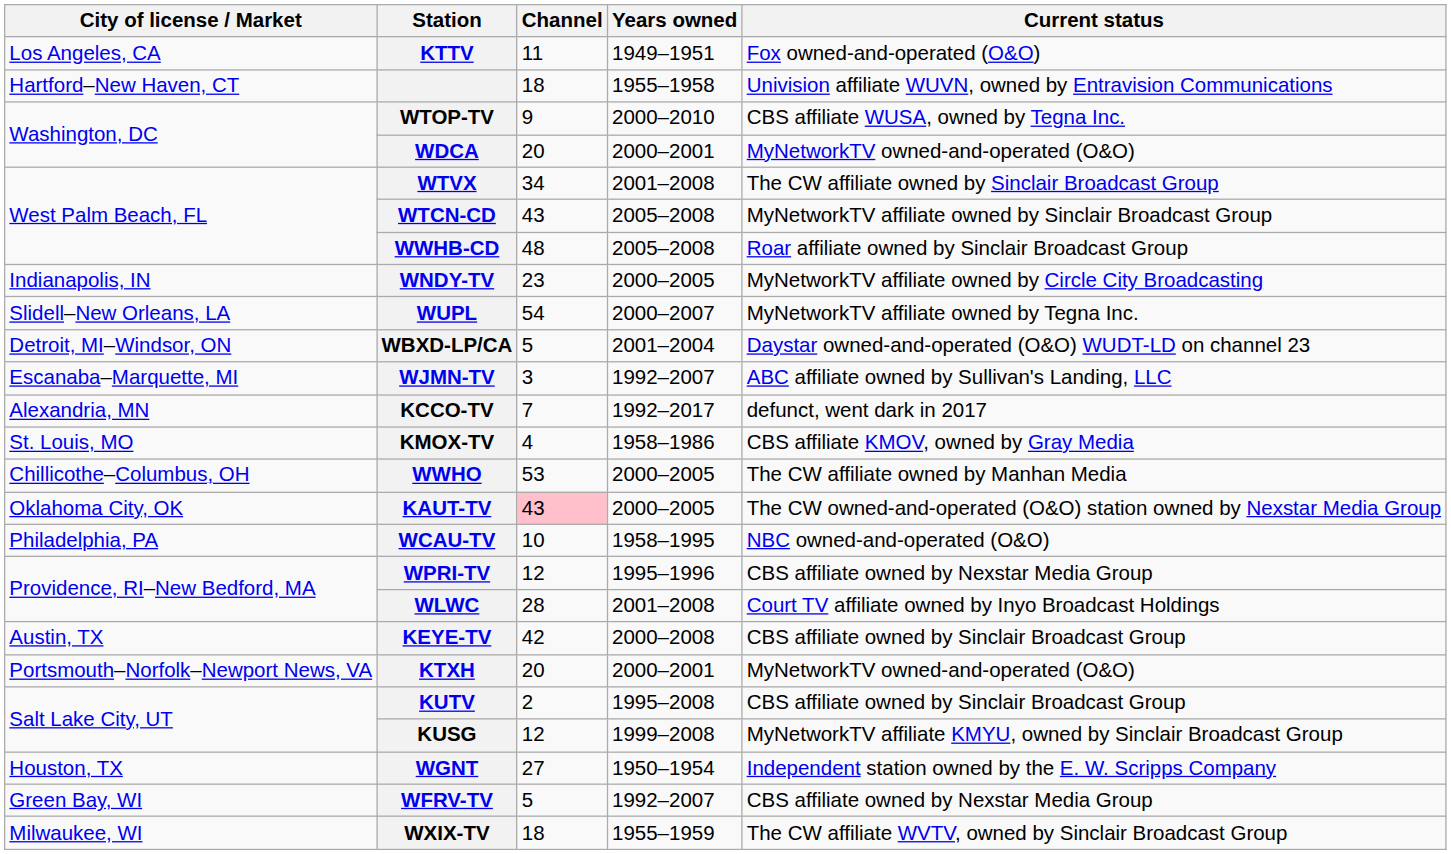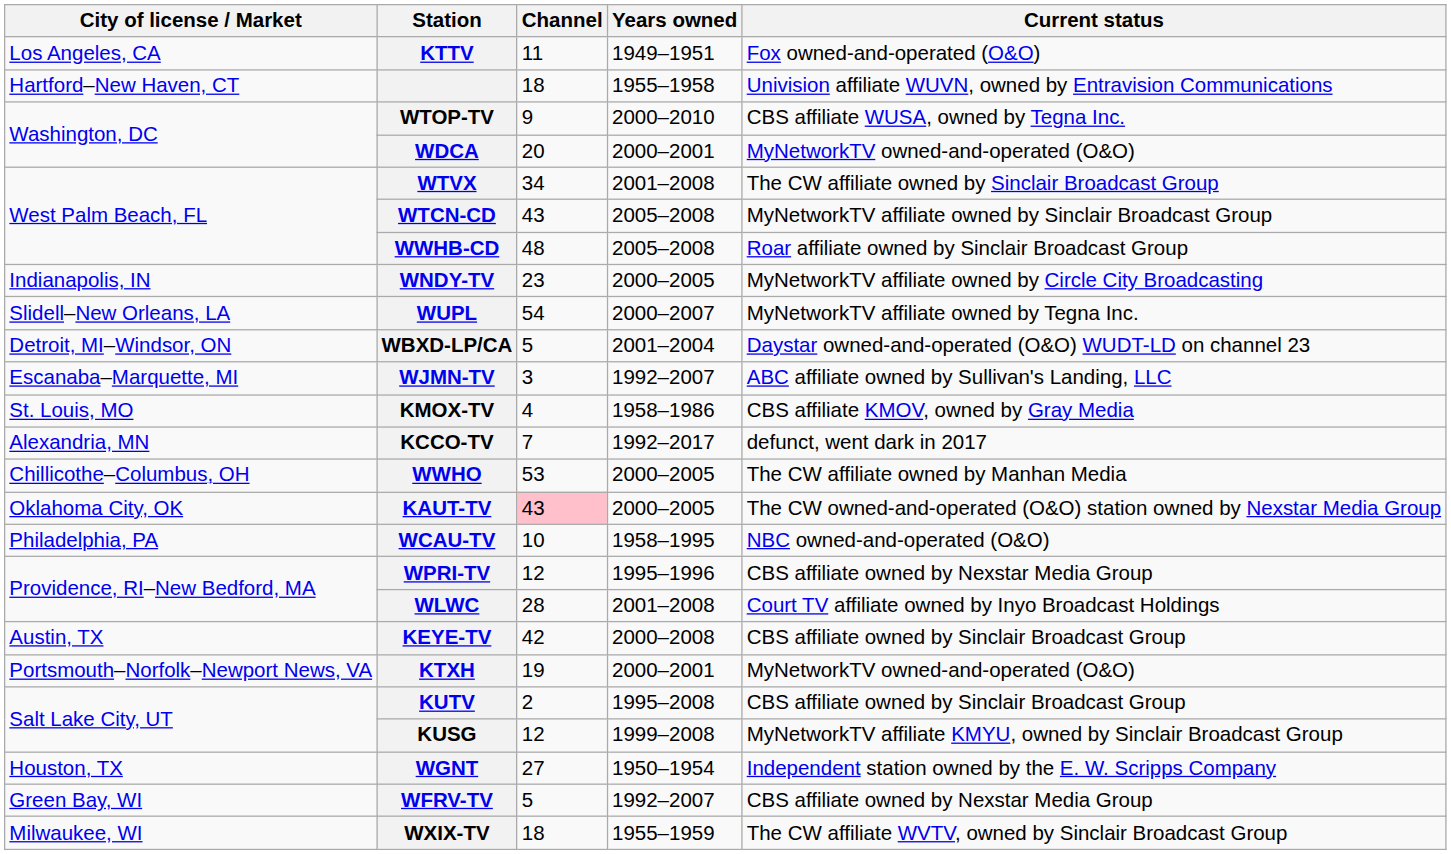rows swapped: (447, 410) <-> (447, 442)
(533, 670) 20 -> (533, 670) 19
